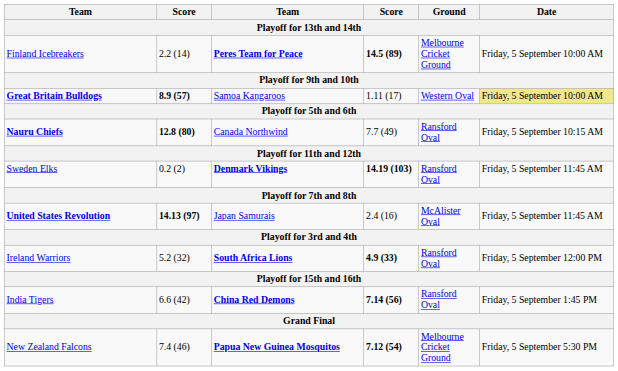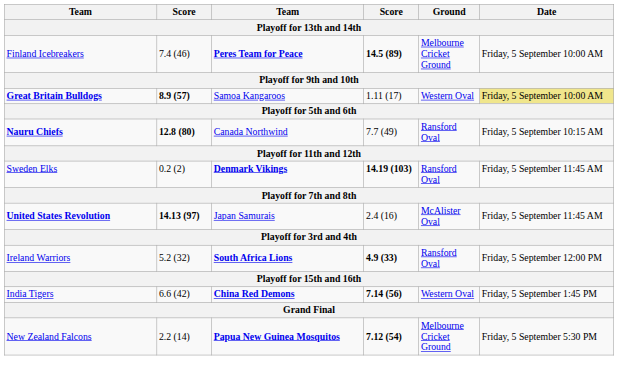(174, 54) 2.2 (14) -> (174, 54) 7.4 (46)
(439, 300) Ransford Oval -> (448, 294) Western Oval
(174, 347) 7.4 (46) -> (174, 336) 2.2 (14)
